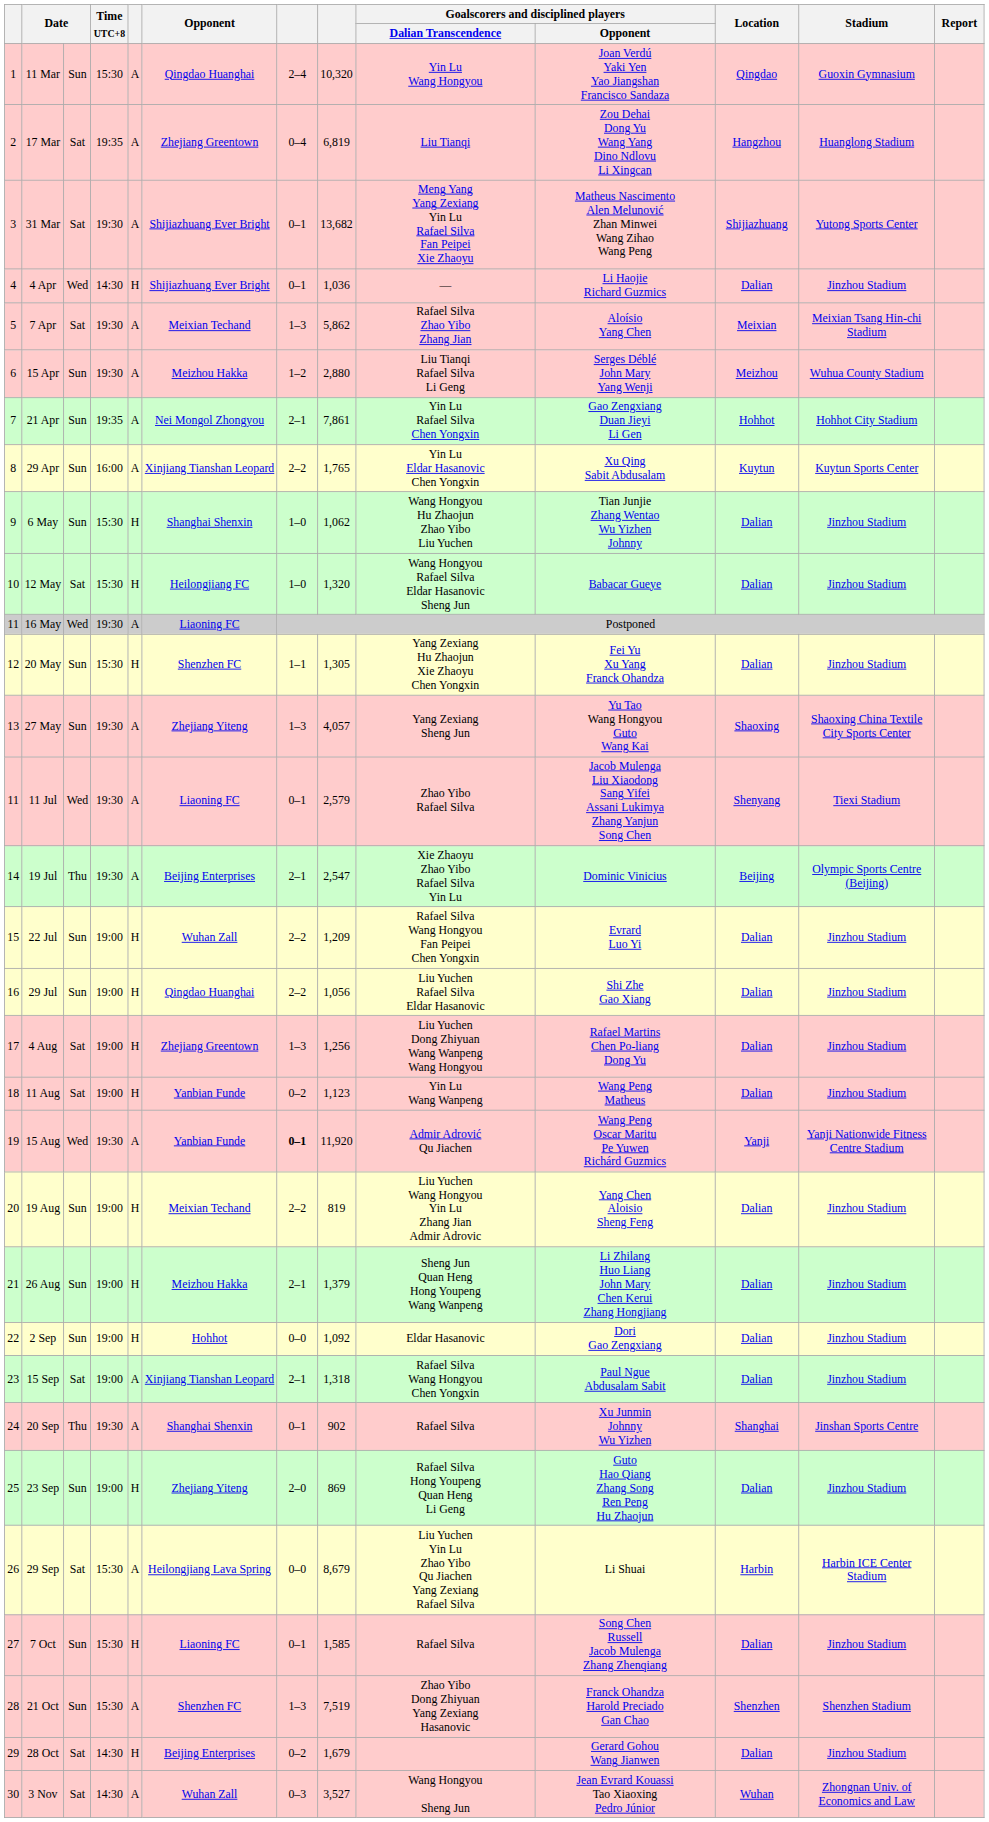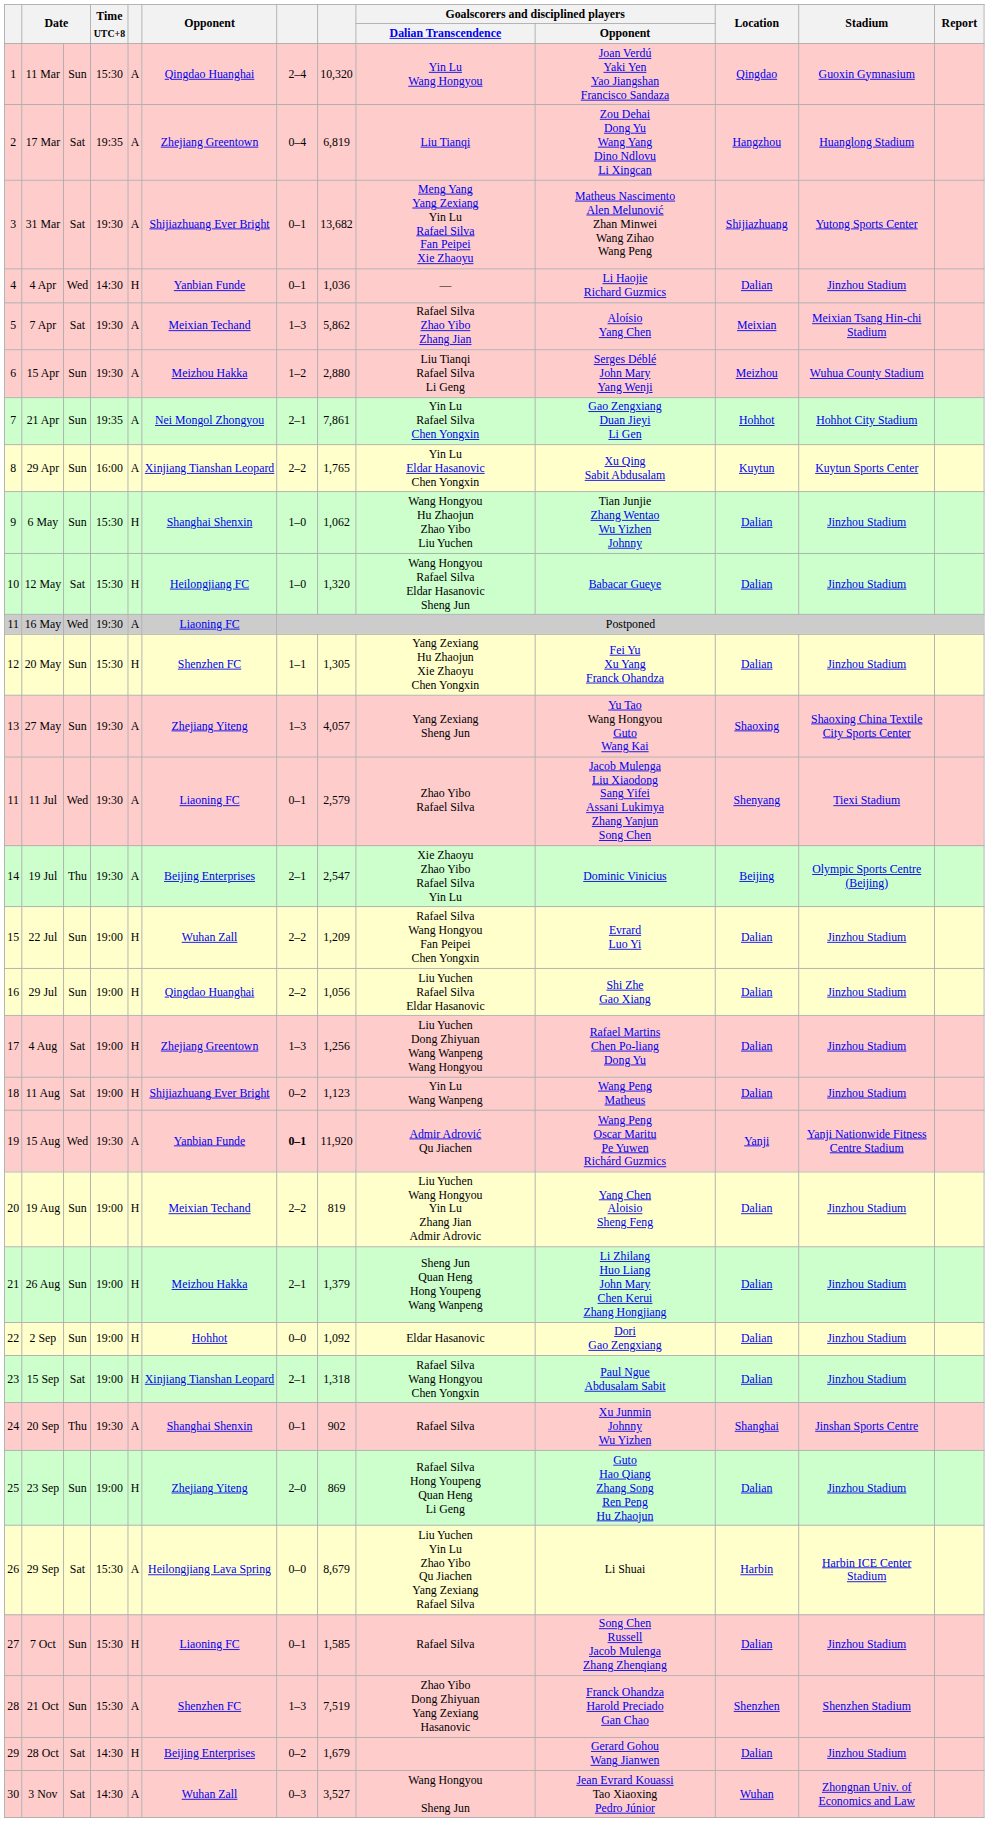(210, 285) Shijiazhuang Ever Bright -> (210, 285) Yanbian Funde
(210, 1093) Yanbian Funde -> (210, 1093) Shijiazhuang Ever Bright
(135, 1378) A -> (135, 1378) H
